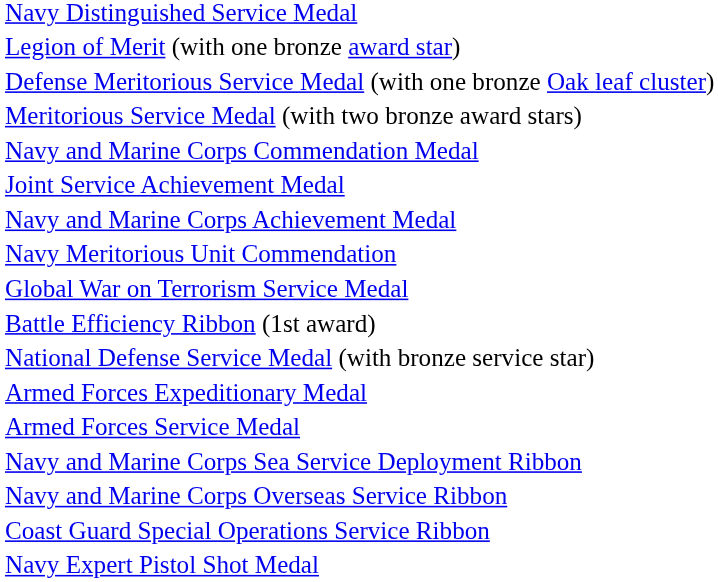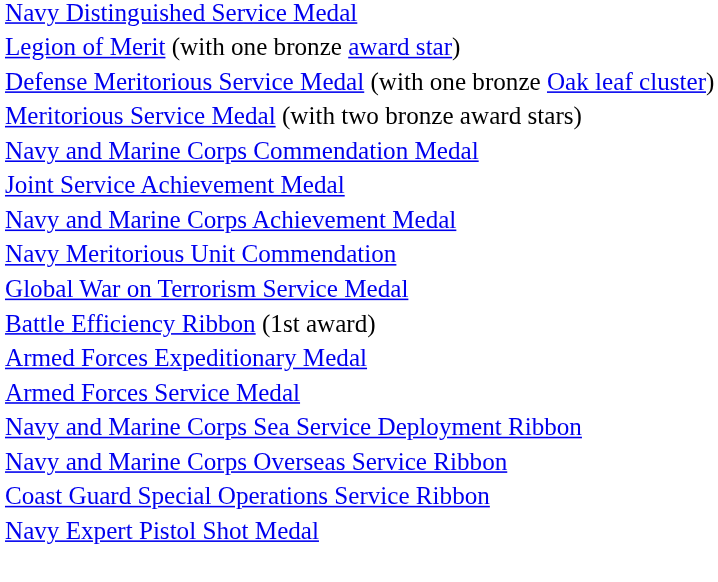- row: (300, 357)
